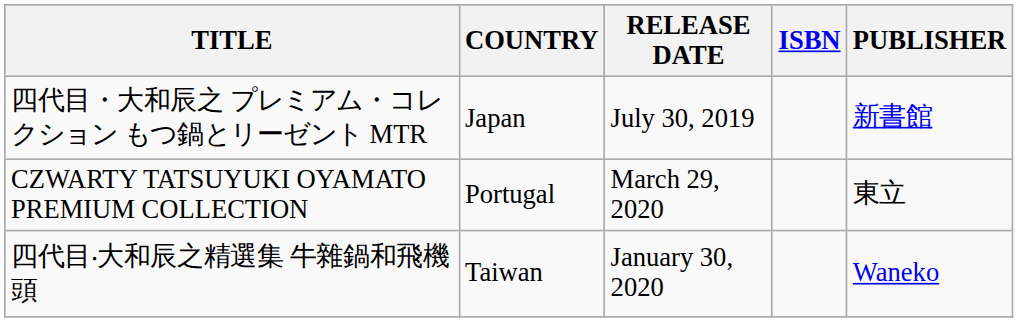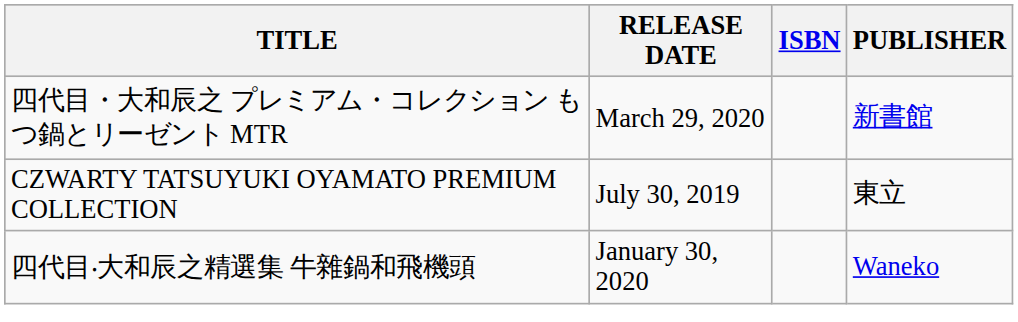- column: (532, 40)
(683, 117) July 30, 2019 -> (680, 117) March 29, 2020
(665, 194) March 29, 2020 -> (668, 194) July 30, 2019
